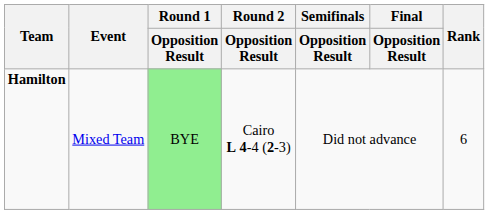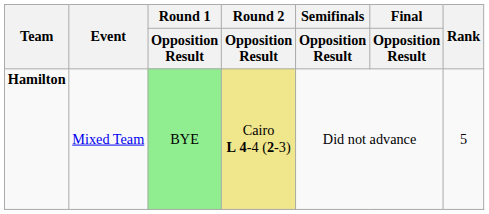(259, 139) no background -> (259, 139) khaki background
(464, 139) 6 -> (464, 139) 5
